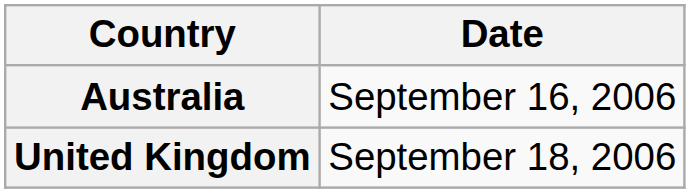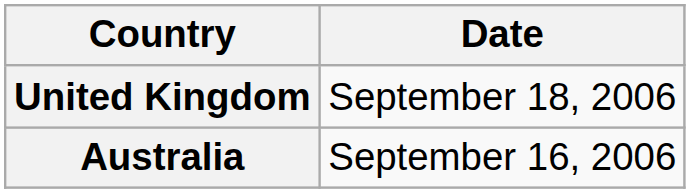rows swapped: (162, 95) <-> (162, 156)
